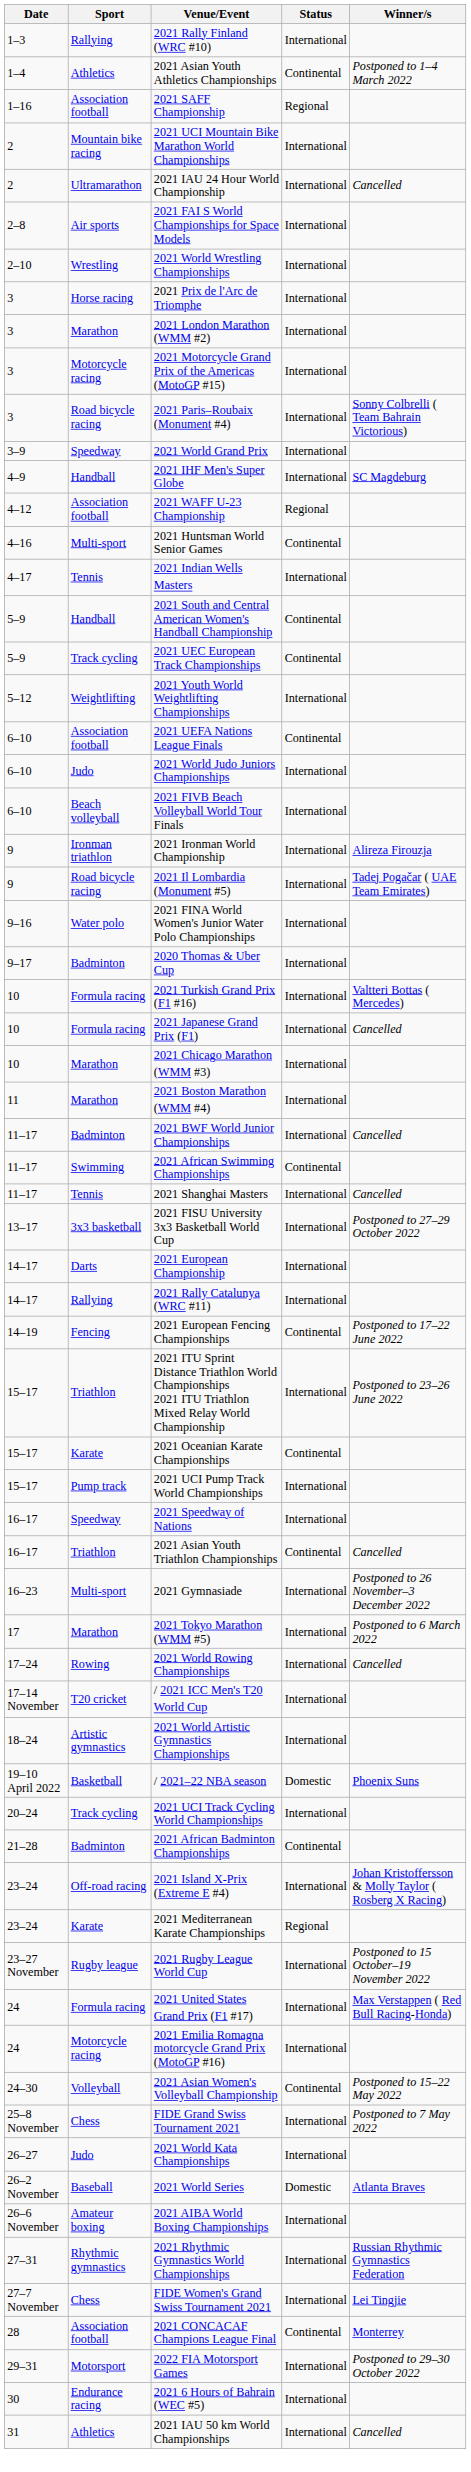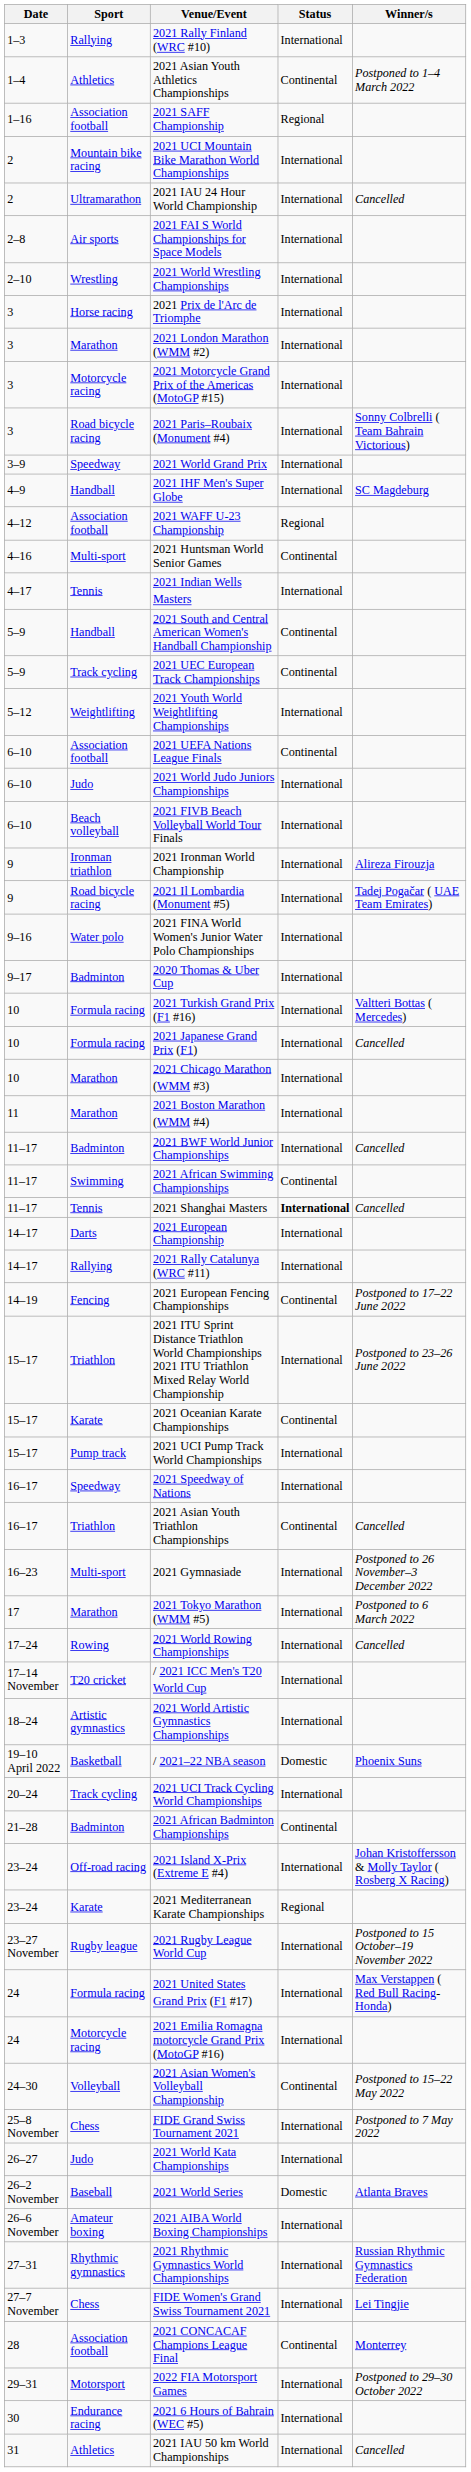(316, 1193) normal -> (315, 1207) bold
- row: (208, 1226)
